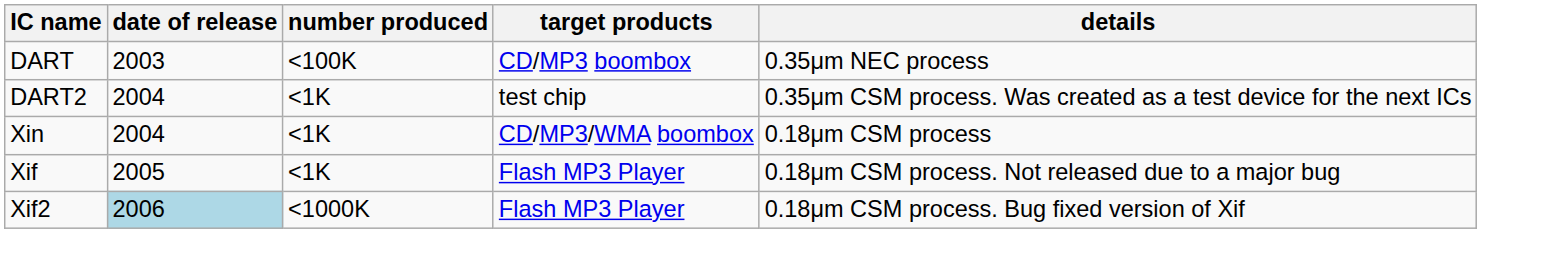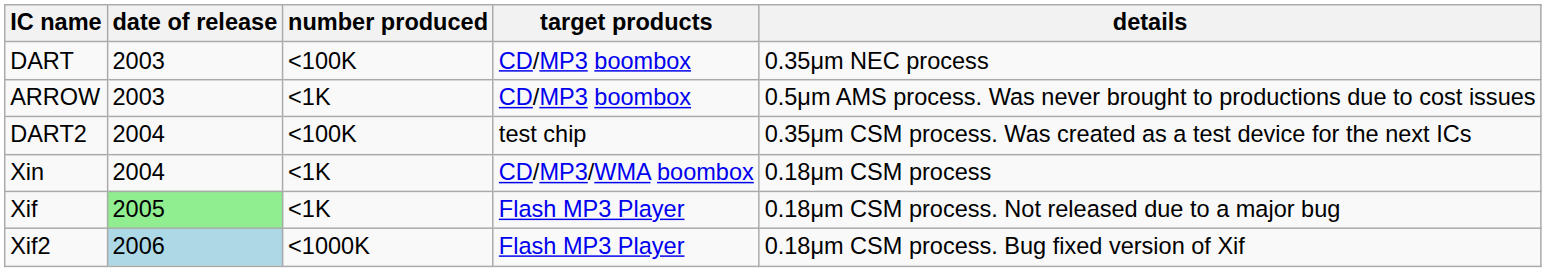+ row: (55, 97)
(309, 97) <1K -> (322, 135) <100K
(139, 172) no background -> (139, 209) lightgreen background
